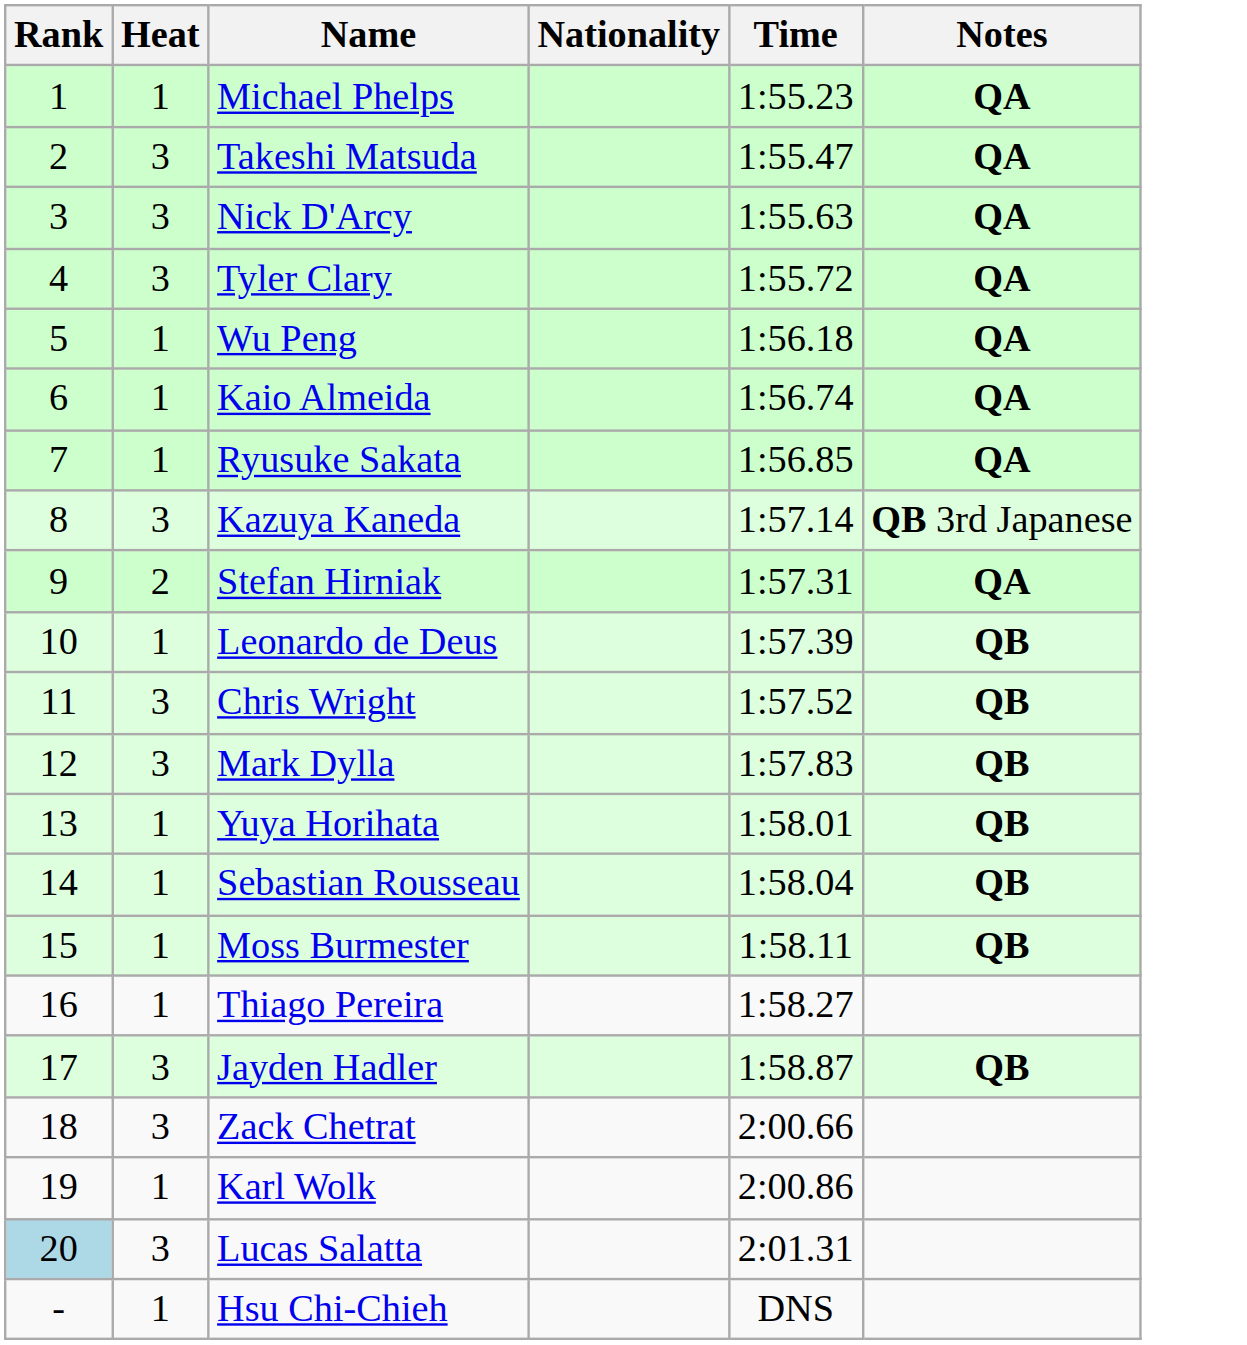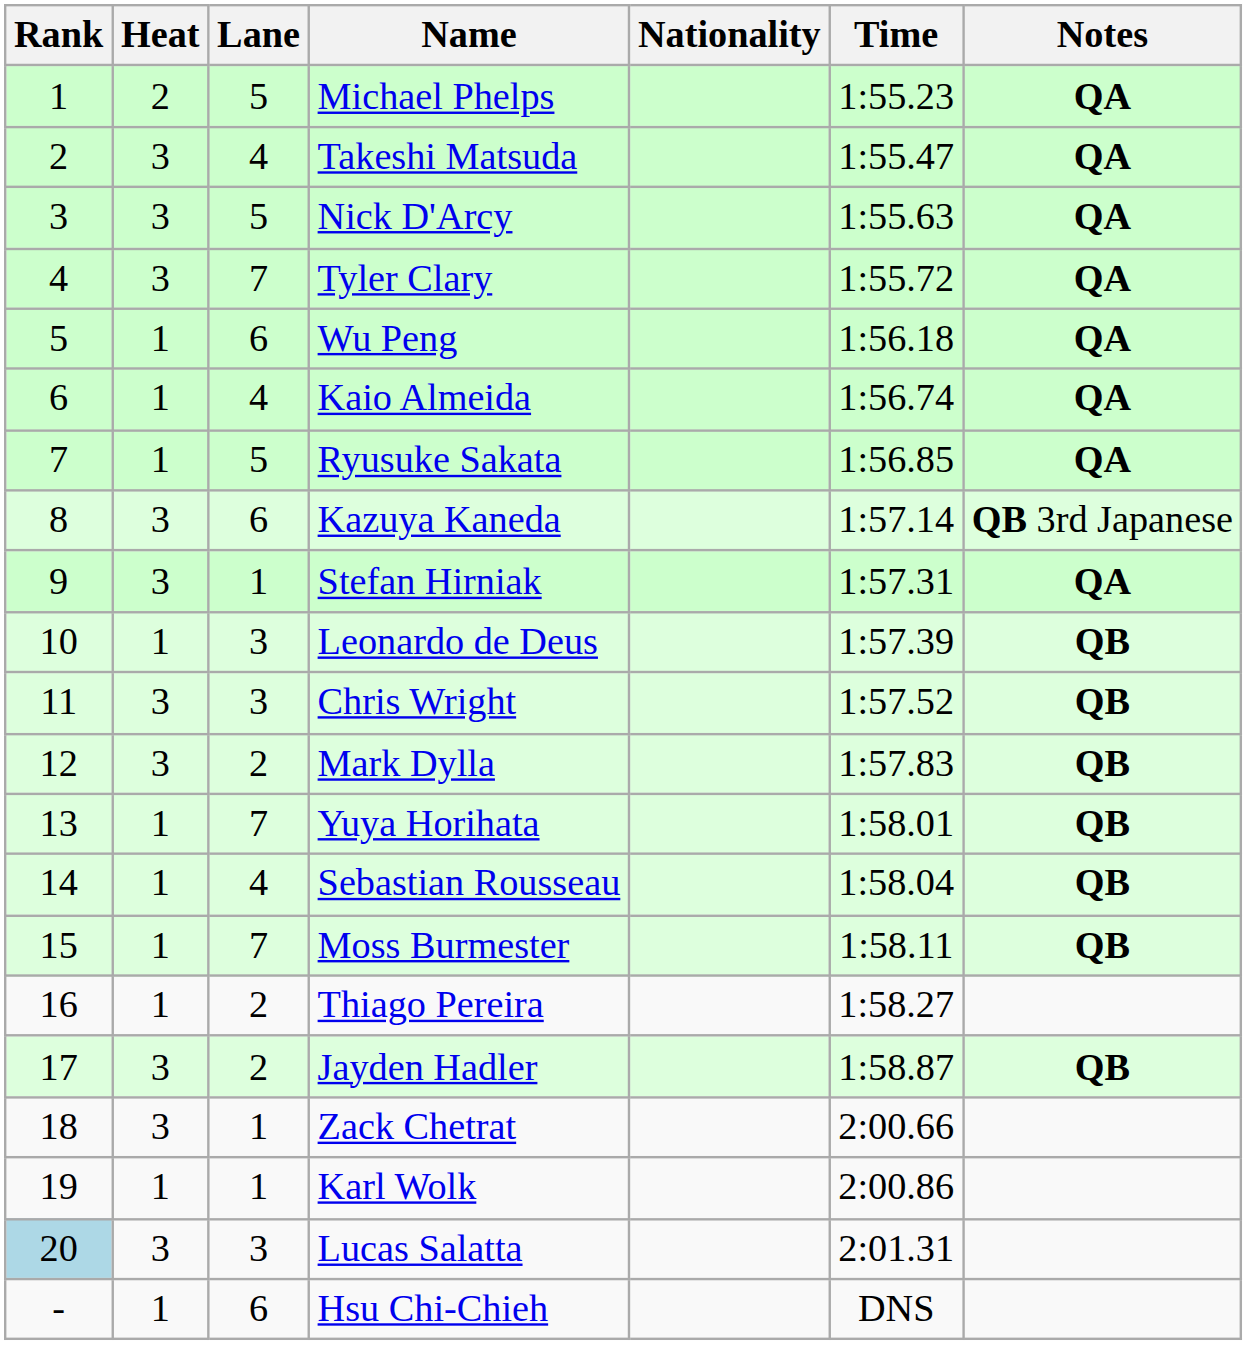+ column: (259, 34)
(160, 95) 1 -> (160, 95) 2
(160, 580) 2 -> (160, 580) 3
